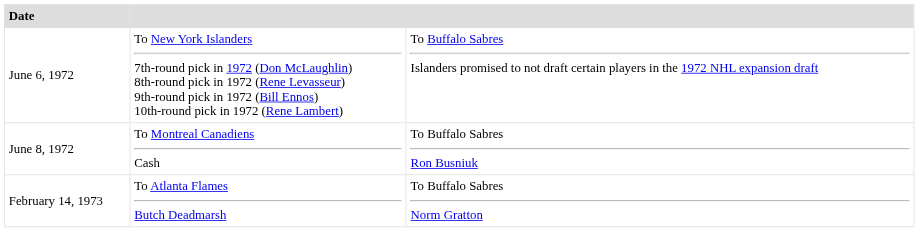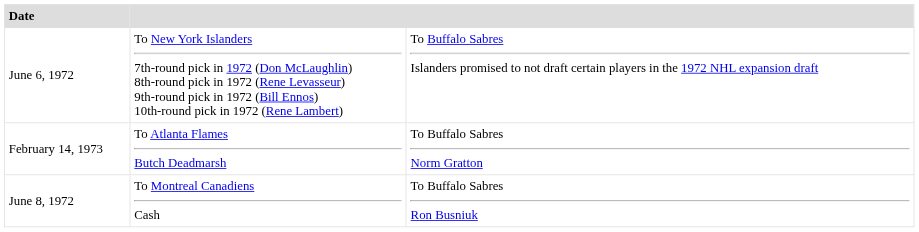rows swapped: (41, 148) <-> (56, 200)
